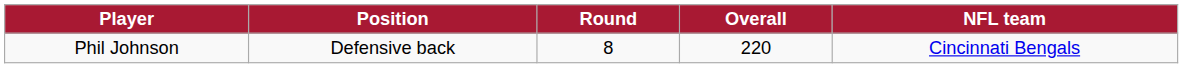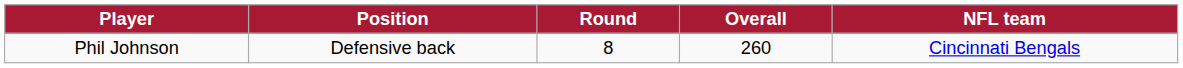(756, 47) 220 -> (756, 47) 260
